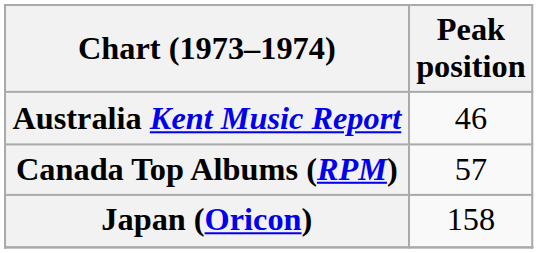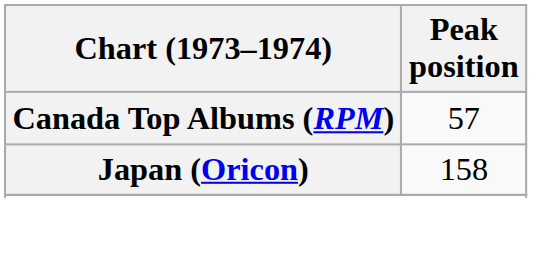- row: (207, 117)
